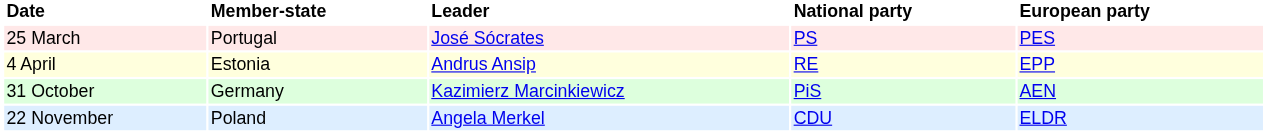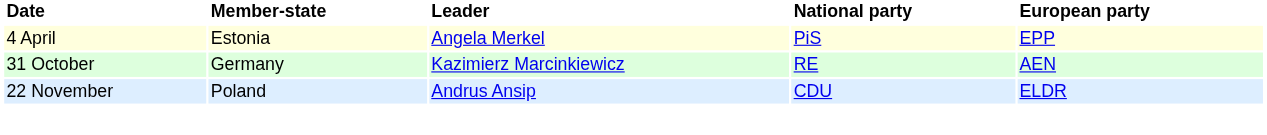- row: (43, 38)
(484, 64) Andrus Ansip -> (488, 38) Angela Merkel
(806, 64) RE -> (807, 38) PiS
(807, 91) PiS -> (806, 64) RE
(488, 117) Angela Merkel -> (484, 91) Andrus Ansip
